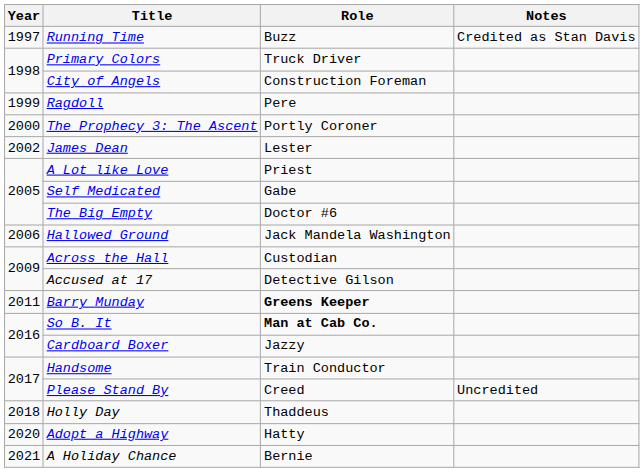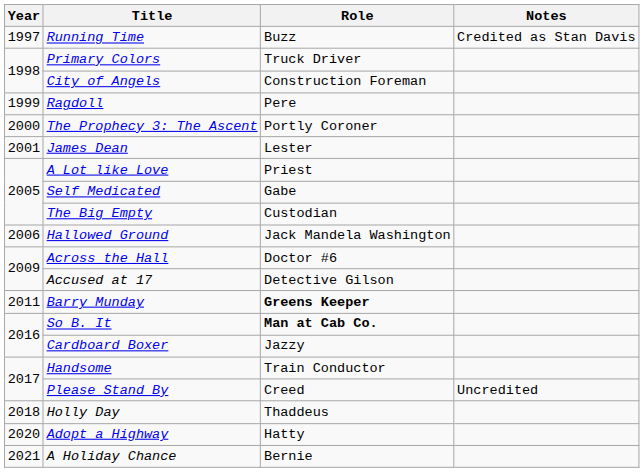(24, 148) 2002 -> (24, 148) 2001
(301, 214) Doctor #6 -> (301, 214) Custodian
(301, 258) Custodian -> (301, 258) Doctor #6
